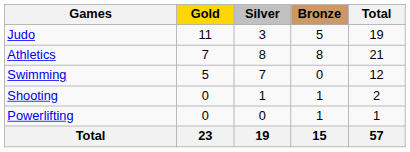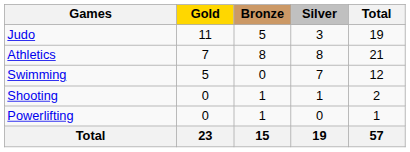columns swapped: (262, 14) <-> (319, 14)
